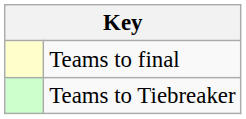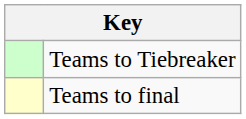rows swapped: (114, 58) <-> (142, 95)
